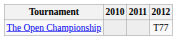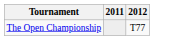- column: (115, 12)
